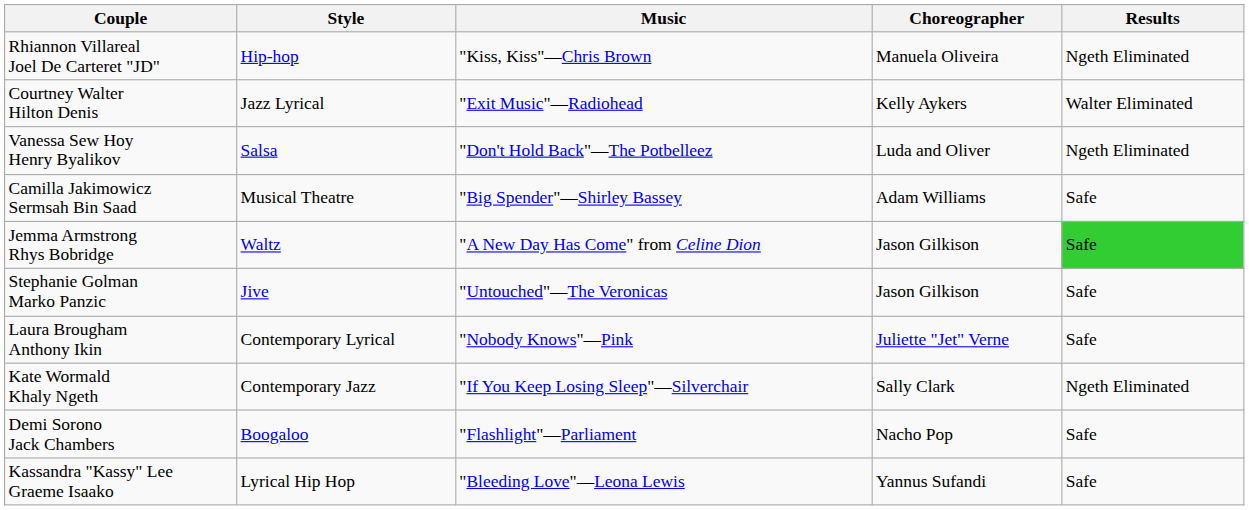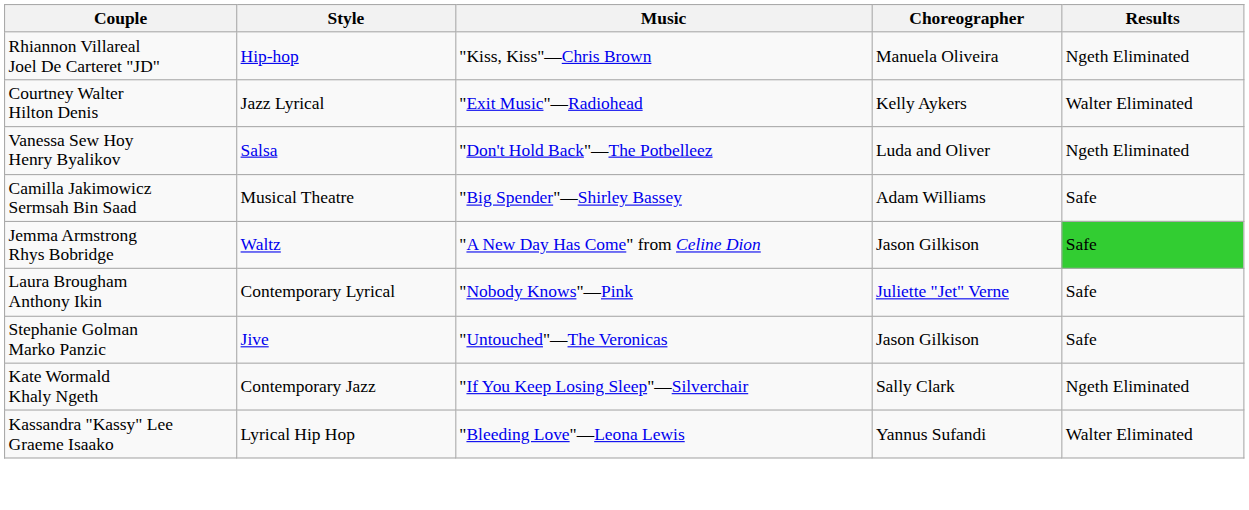rows swapped: (68, 339) <-> (73, 292)
- row: (62, 434)
(1081, 481) Safe -> (1129, 434) Walter Eliminated
